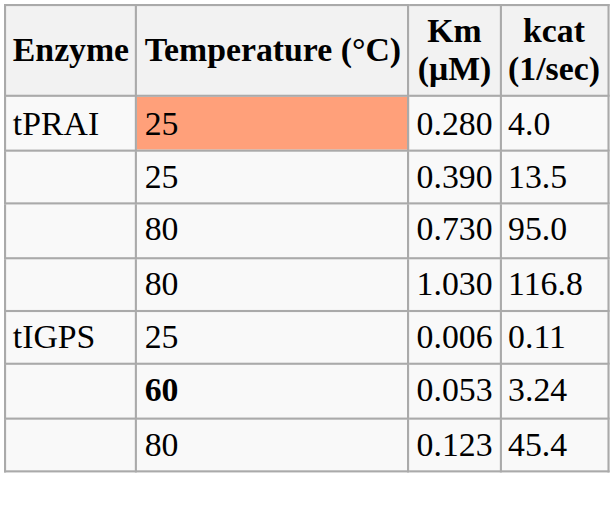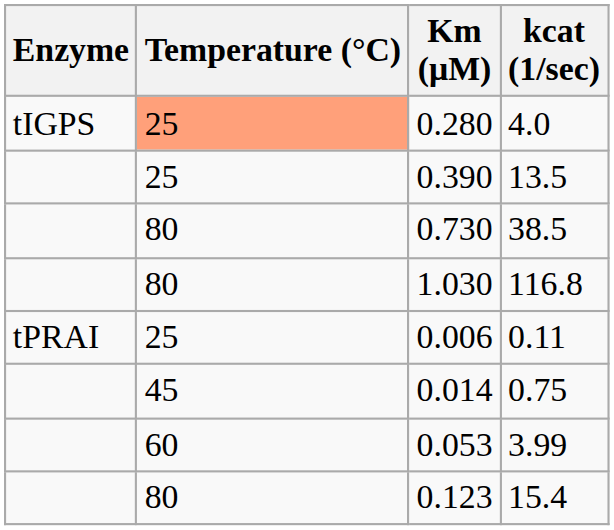(56, 122) tPRAI -> (54, 122) tIGPS
(538, 229) 95.0 -> (538, 229) 38.5
(54, 336) tIGPS -> (56, 336) tPRAI
+ row: (455, 390)
(162, 390) bold -> (162, 444) normal
(538, 390) 3.24 -> (538, 444) 3.99
(538, 444) 45.4 -> (538, 497) 15.4
